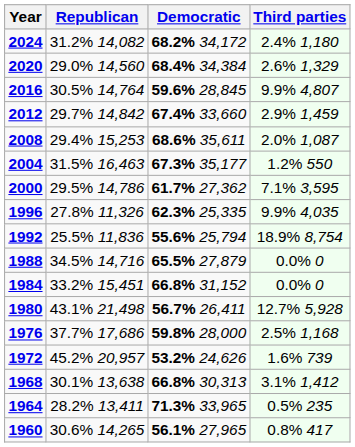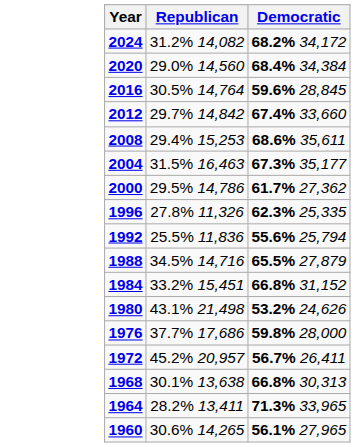- column: (300, 17)
(199, 309) 56.7% 26,411 -> (299, 309) 53.2% 24,626
(199, 357) 53.2% 24,626 -> (299, 357) 56.7% 26,411
